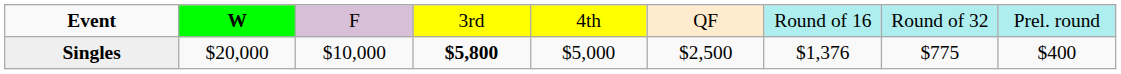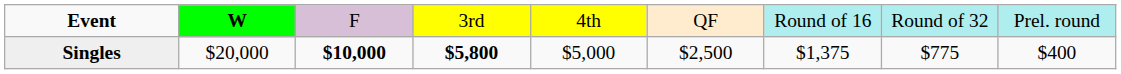(354, 52) normal -> (354, 52) bold
(823, 52) $1,376 -> (823, 52) $1,375
